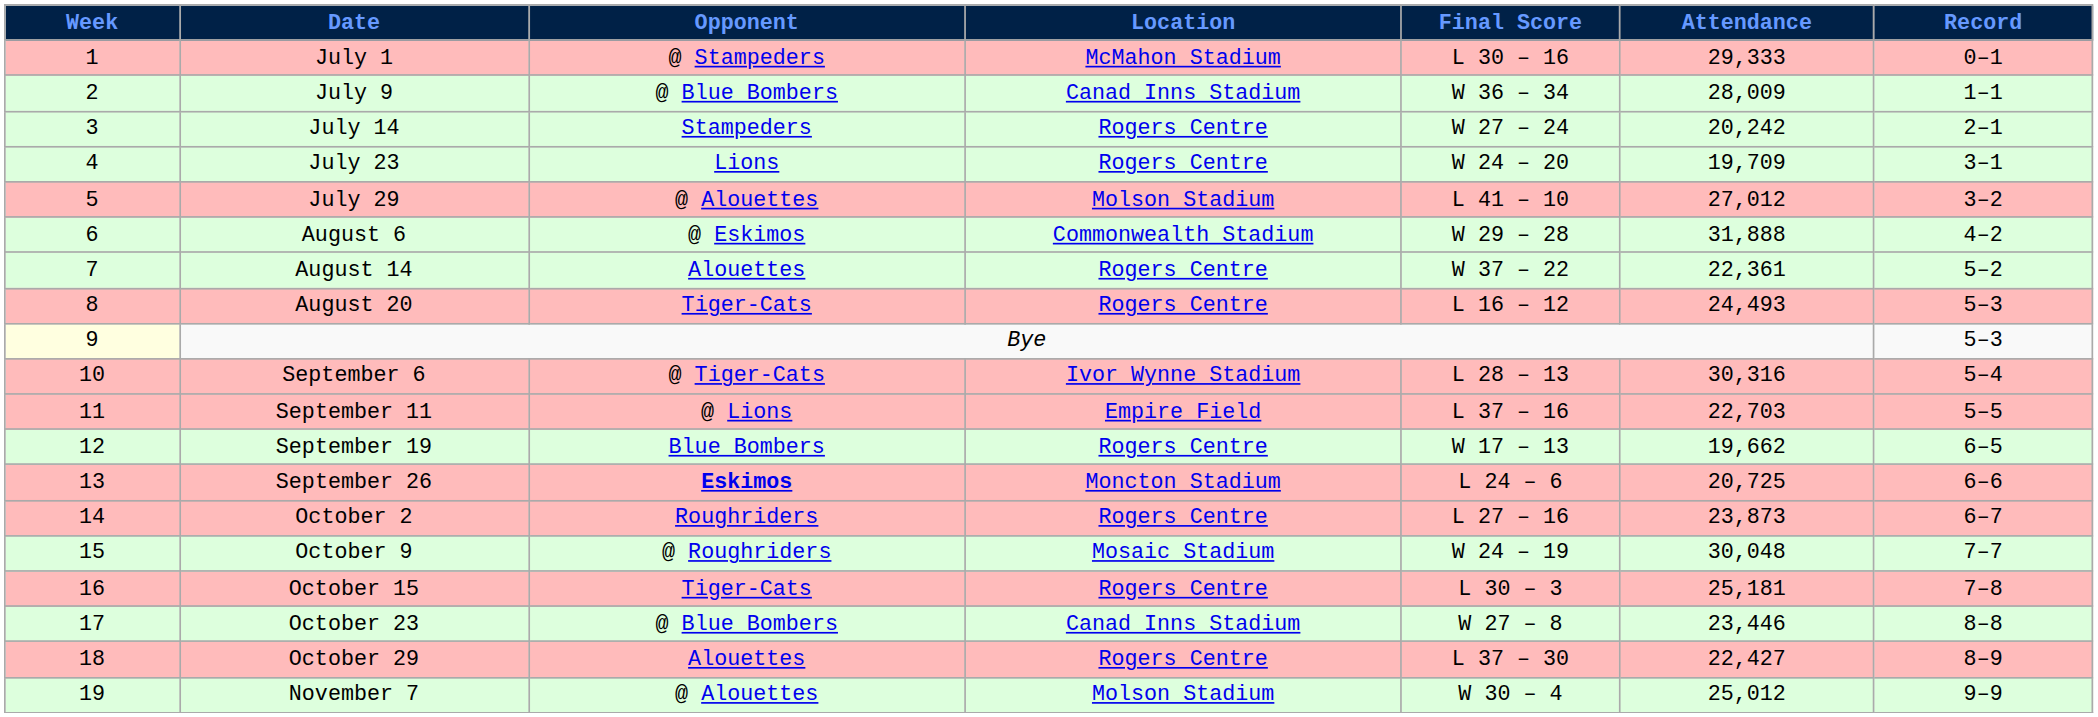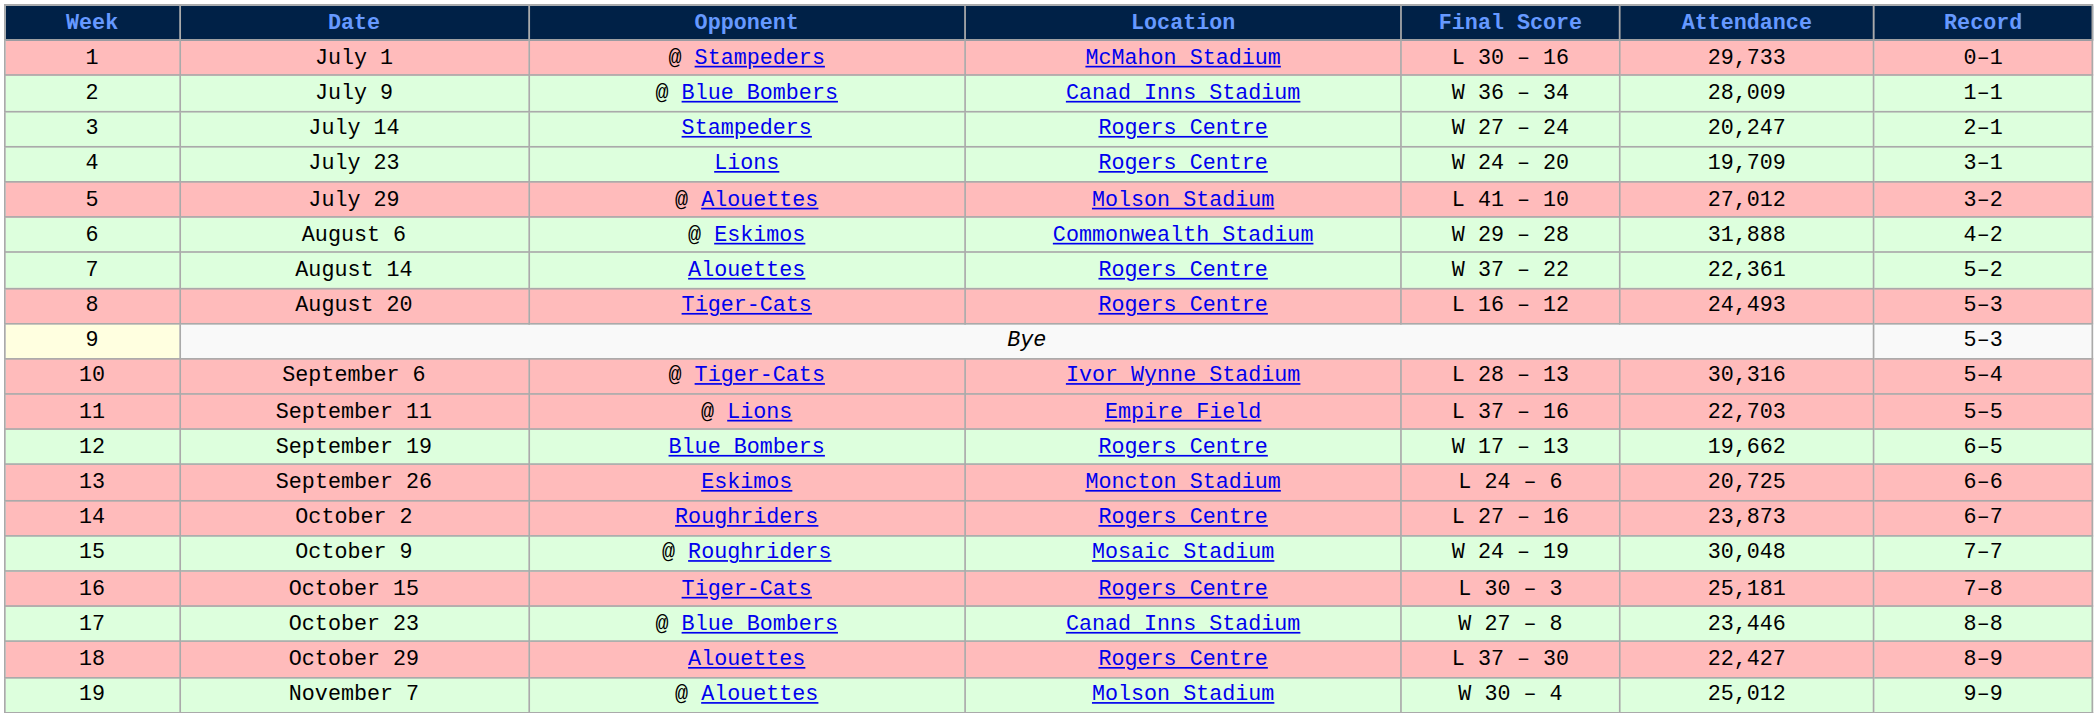(1747, 58) 29,333 -> (1747, 58) 29,733
(1747, 129) 20,242 -> (1747, 129) 20,247
(747, 483) bold -> (747, 483) normal
